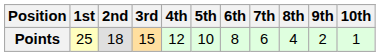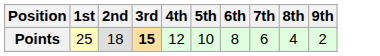- column: (356, 16)
(147, 39) normal -> (147, 39) bold
